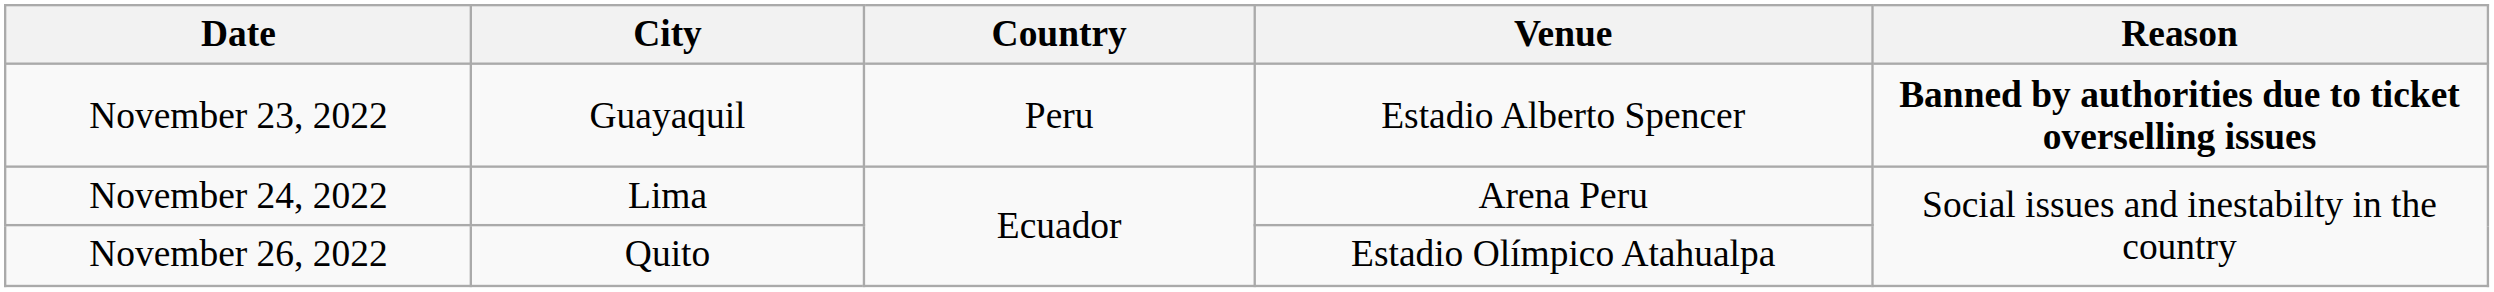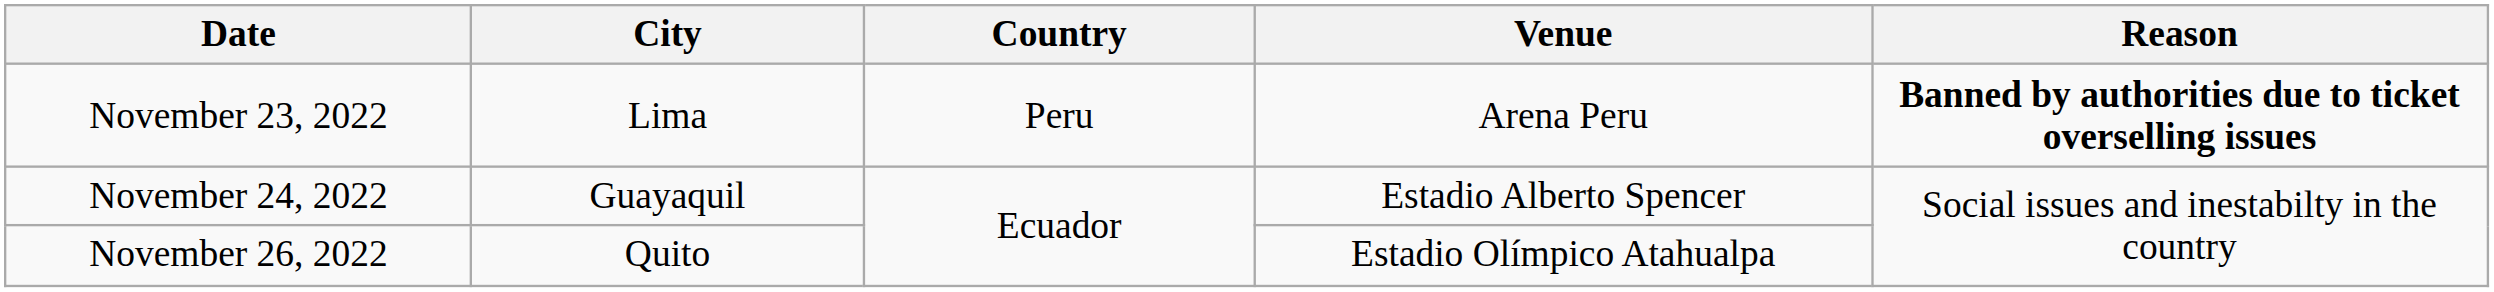(668, 114) Guayaquil -> (668, 114) Lima
(1563, 114) Estadio Alberto Spencer -> (1563, 114) Arena Peru
(668, 195) Lima -> (668, 195) Guayaquil
(1563, 195) Arena Peru -> (1563, 195) Estadio Alberto Spencer
